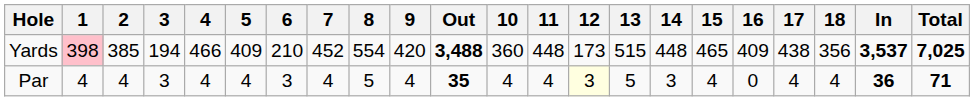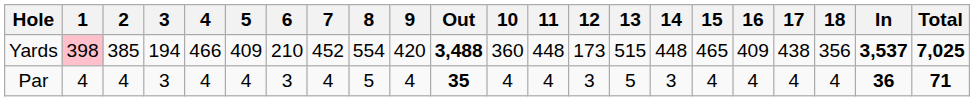(589, 80) lightyellow background -> (589, 80) no background
(753, 80) 0 -> (753, 80) 4
